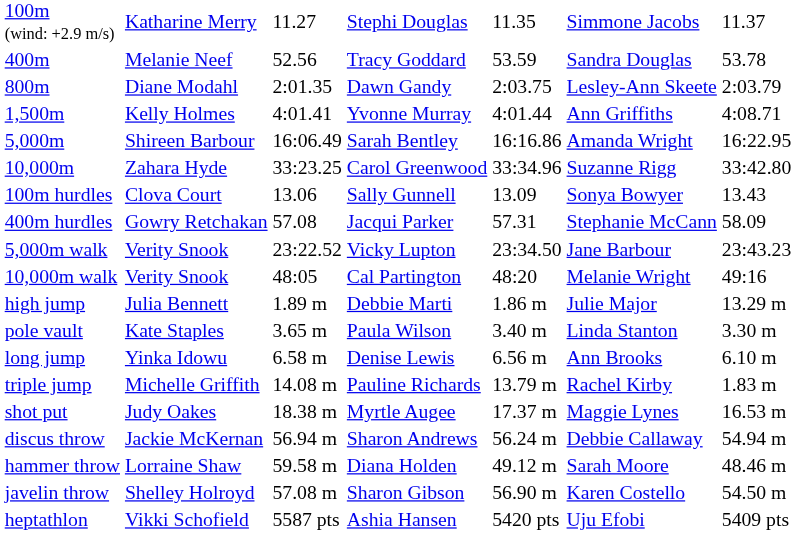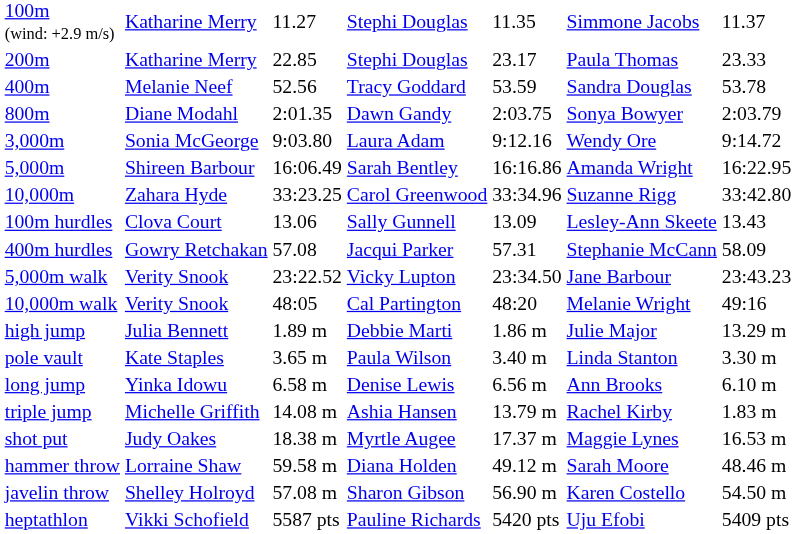+ row: (27, 59)
(642, 86) Lesley-Ann Skeete -> (625, 113) Sonya Bowyer
- row: (34, 113)
+ row: (34, 141)
(625, 195) Sonya Bowyer -> (642, 222) Lesley-Ann Skeete
(414, 384) Pauline Richards -> (402, 411) Ashia Hansen
- row: (55, 438)
(402, 519) Ashia Hansen -> (414, 519) Pauline Richards
